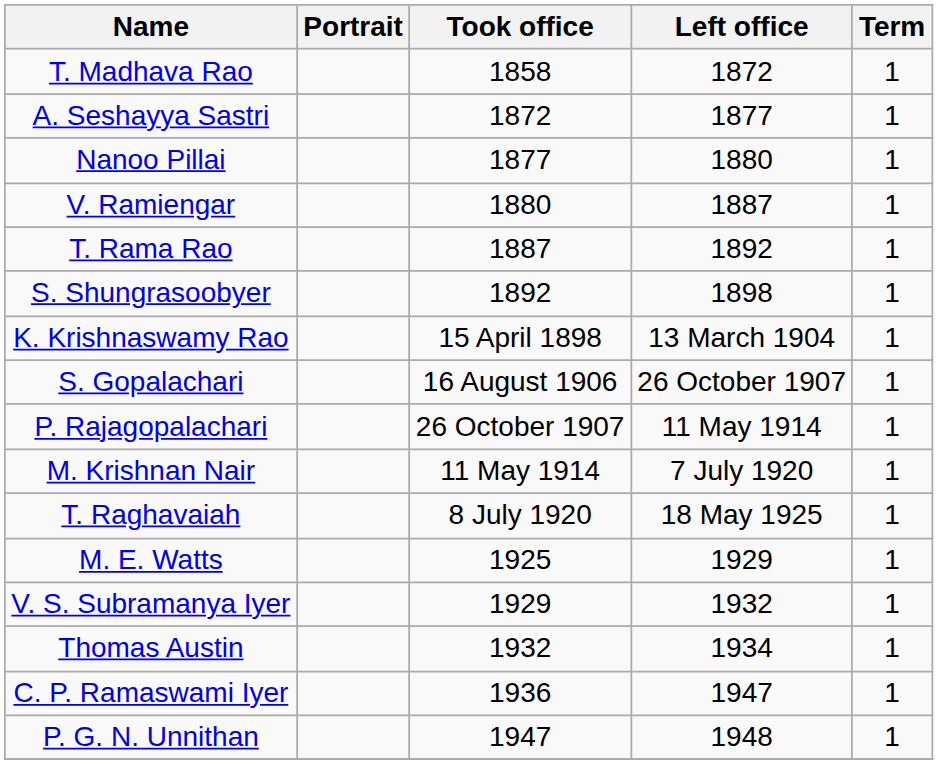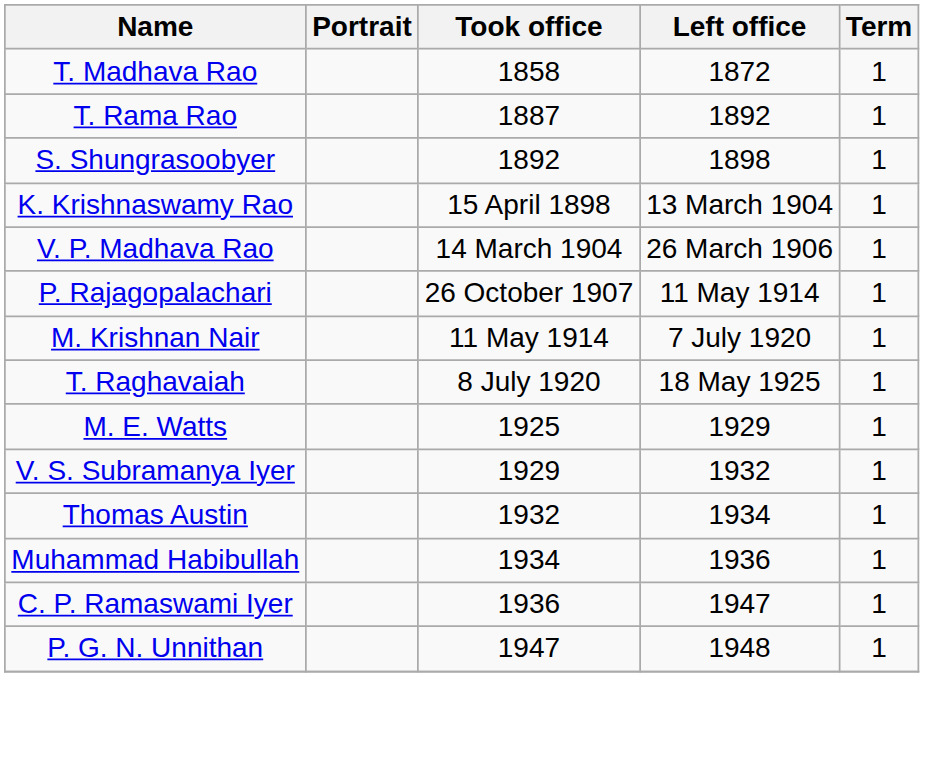- row: (151, 115)
- row: (151, 159)
- row: (151, 204)
+ row: (155, 248)
- row: (151, 381)
+ row: (155, 559)
